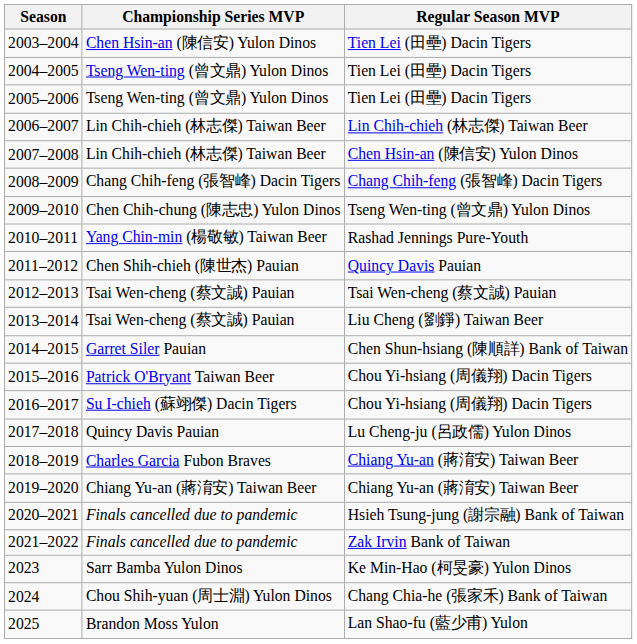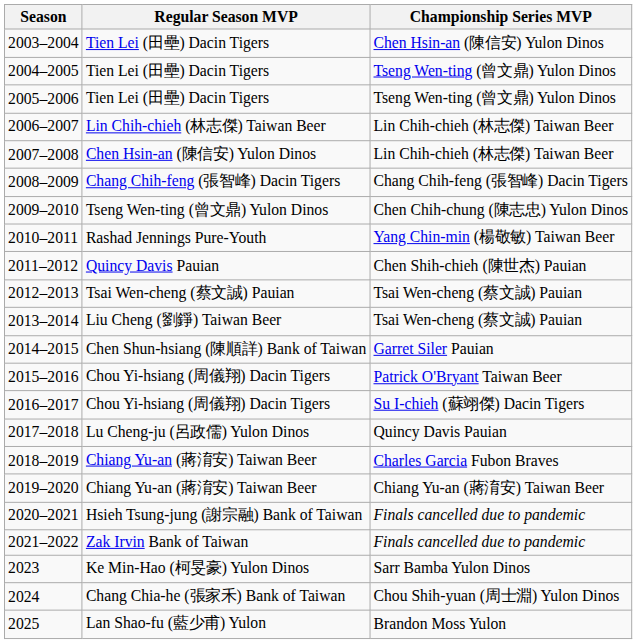columns swapped: (488, 16) <-> (213, 16)
